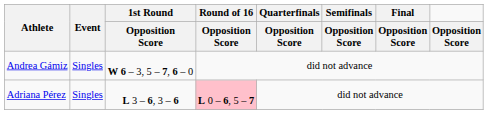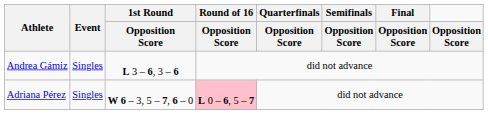(150, 72) W 6 – 3, 5 – 7, 6 – 0 -> (150, 72) L 3 – 6, 3 – 6
(150, 101) L 3 – 6, 3 – 6 -> (150, 101) W 6 – 3, 5 – 7, 6 – 0
